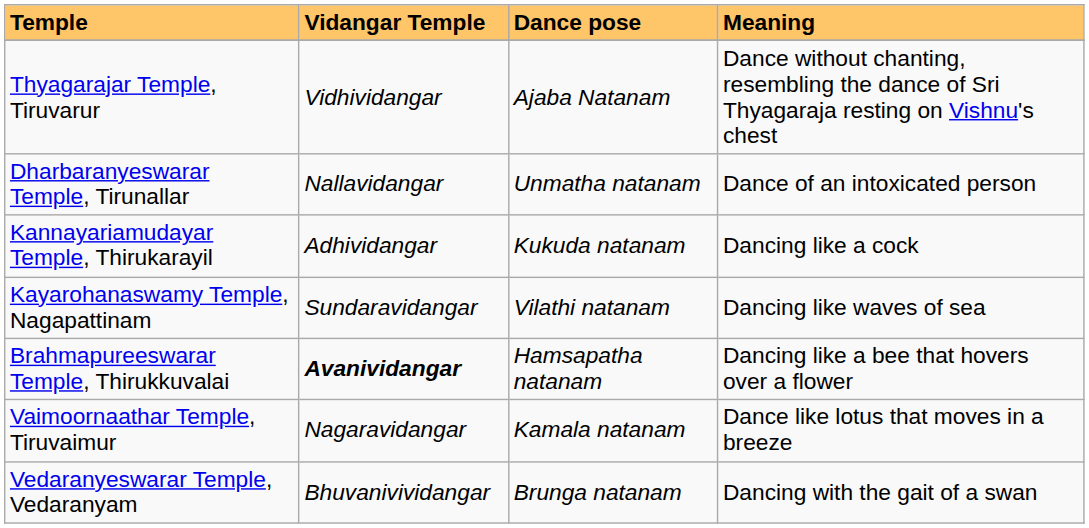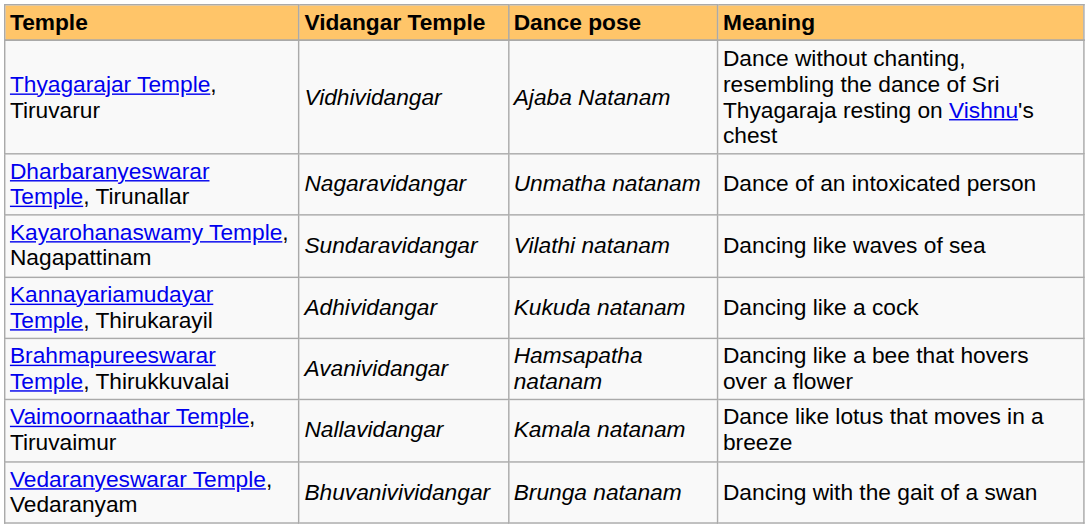(374, 184) Nallavidangar -> (385, 184) Nagaravidangar
rows swapped: (149, 307) <-> (112, 245)
(383, 368) bold -> (376, 368) normal
(385, 430) Nagaravidangar -> (374, 430) Nallavidangar
